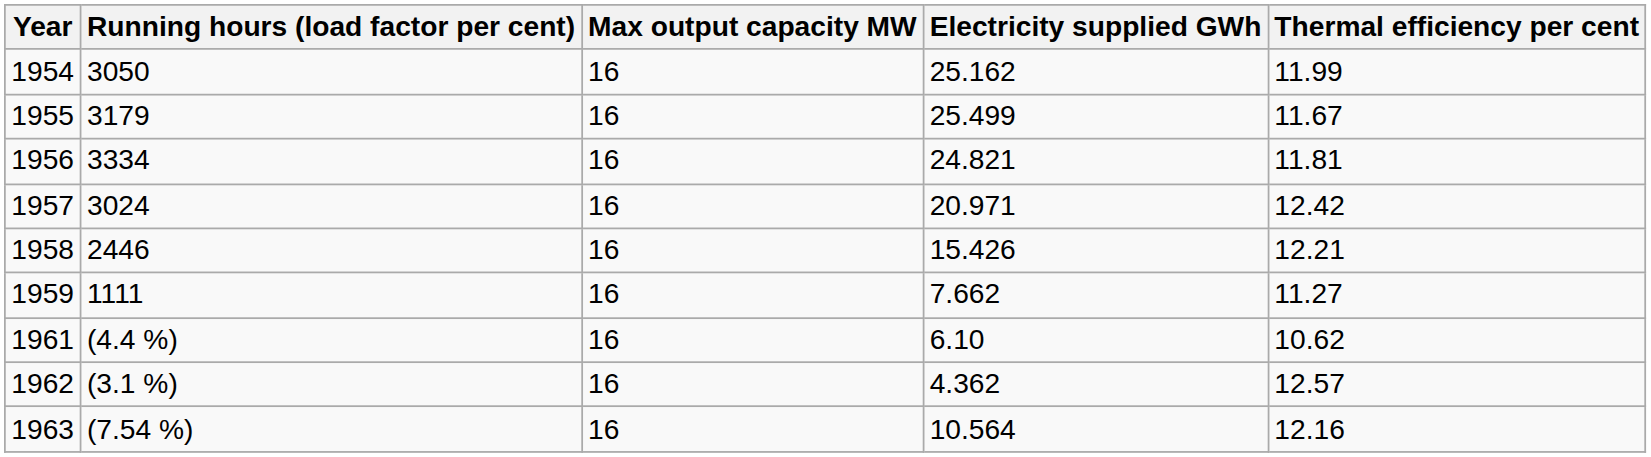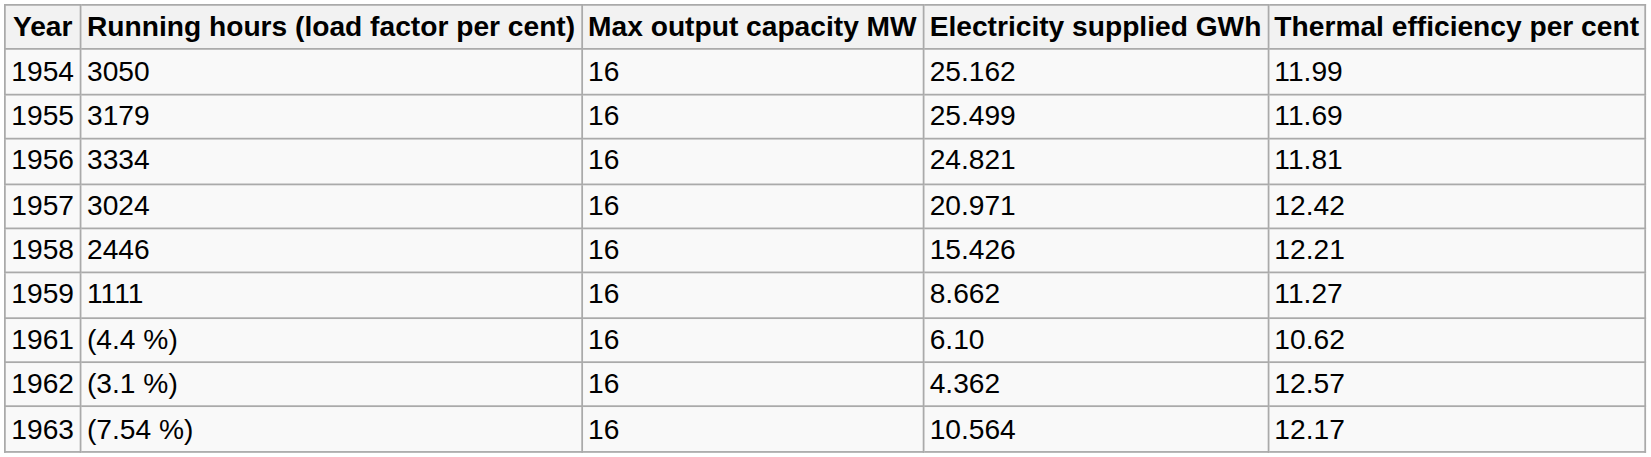(1309, 116) 11.67 -> (1309, 116) 11.69
(965, 294) 7.662 -> (965, 294) 8.662
(1310, 428) 12.16 -> (1310, 428) 12.17
